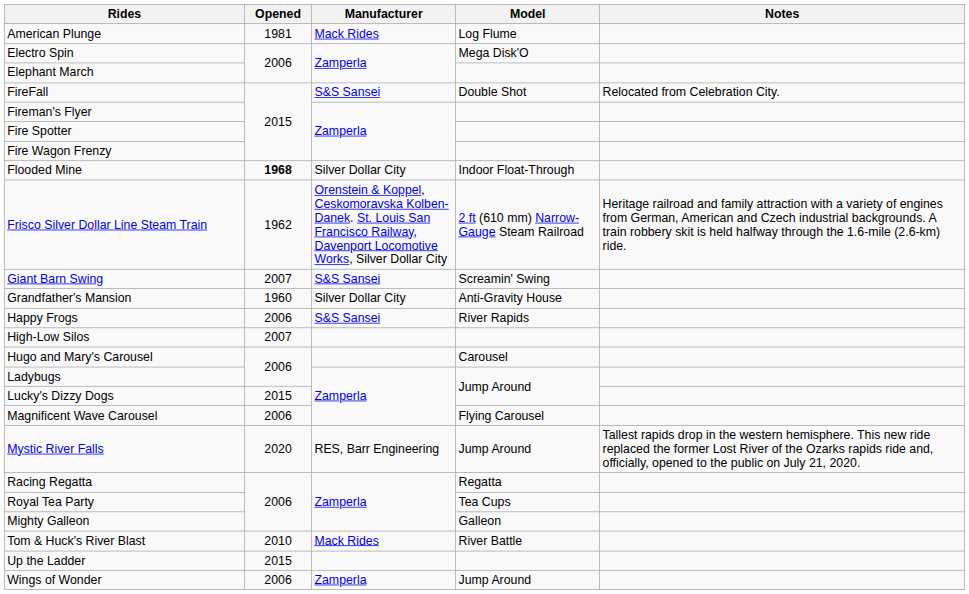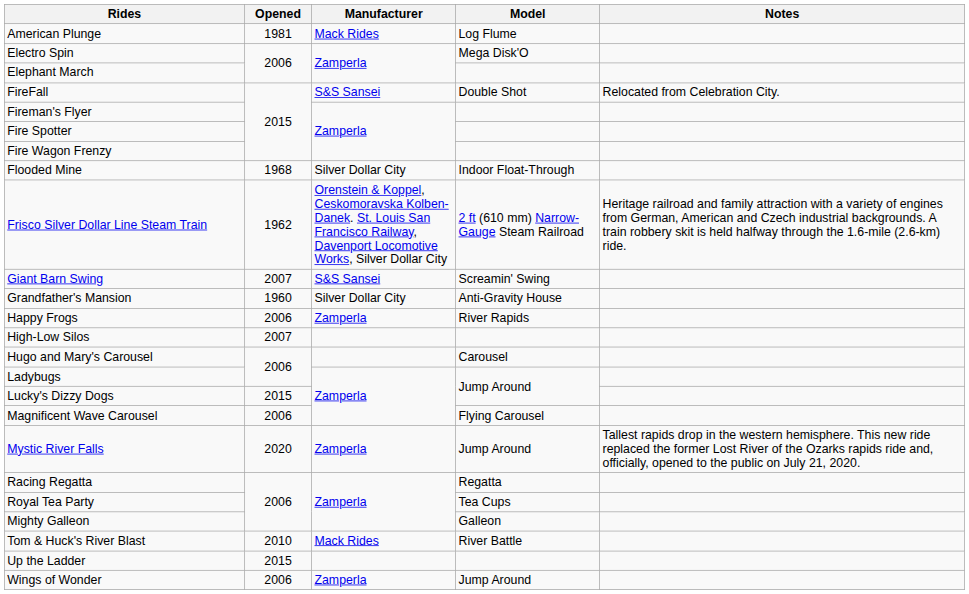(278, 170) bold -> (278, 170) normal
(347, 318) S&S Sansei -> (341, 318) Zamperla
(377, 449) RES, Barr Engineering -> (341, 449) Zamperla
